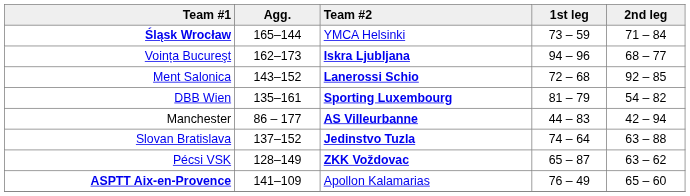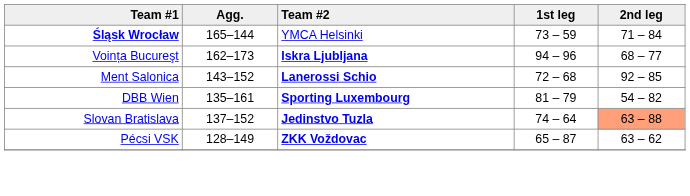- row: (199, 118)
(646, 139) no background -> (641, 118) lightsalmon background
- row: (161, 181)
